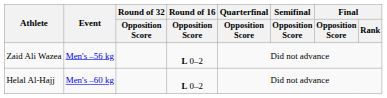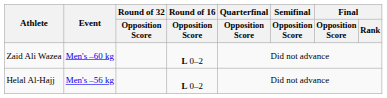(90, 56) Men's –56 kg -> (90, 56) Men's –60 kg
(90, 81) Men's –60 kg -> (90, 81) Men's –56 kg
